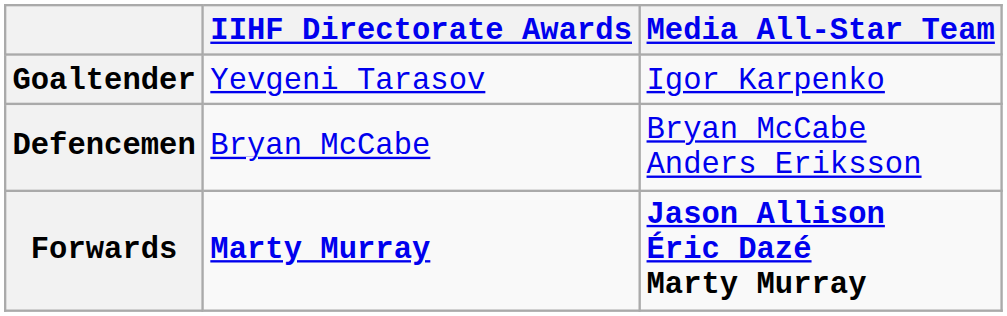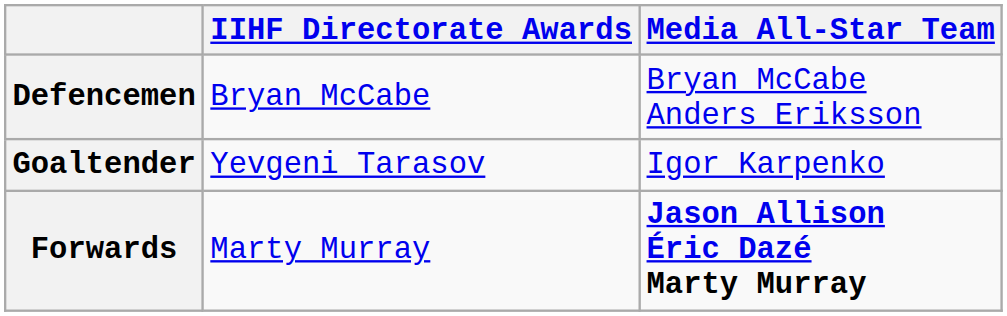rows swapped: (104, 80) <-> (104, 147)
(320, 250) bold -> (320, 250) normal
